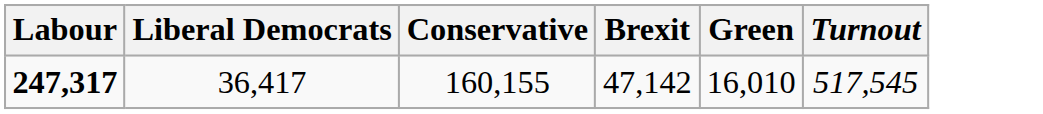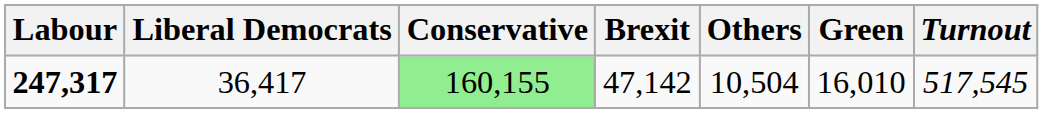+ column: (754, 30)
(497, 81) no background -> (497, 81) lightgreen background
